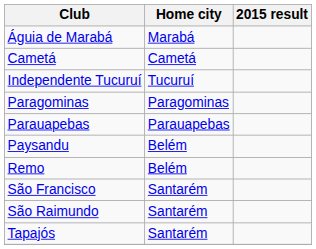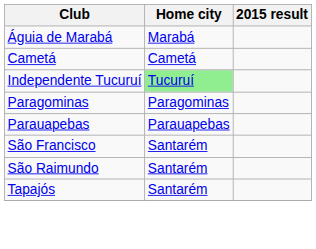(171, 80) no background -> (171, 80) lightgreen background
- row: (38, 146)
- row: (26, 168)
